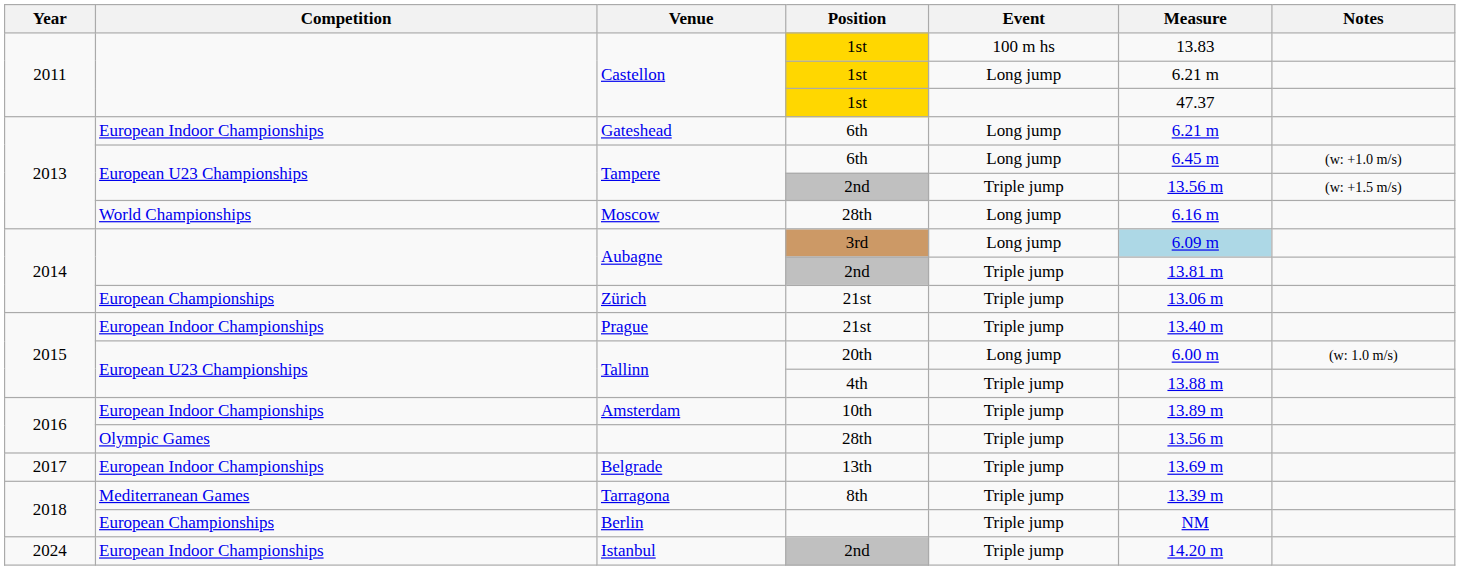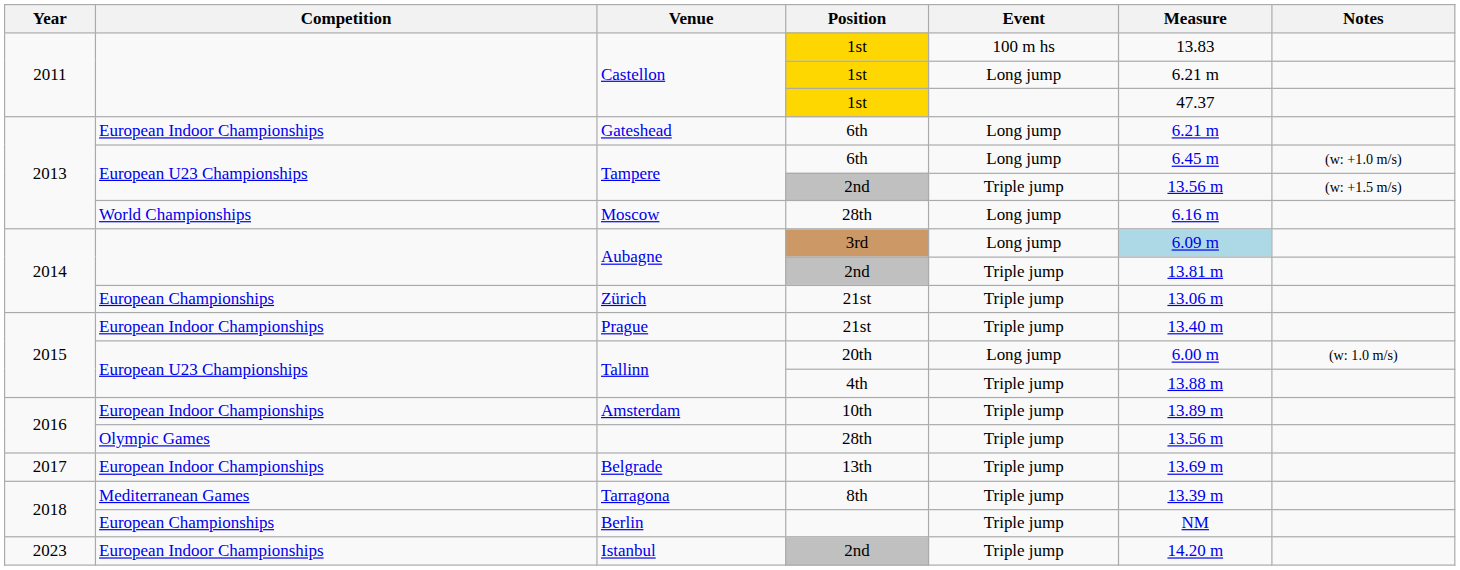(50, 551) 2024 -> (50, 551) 2023
